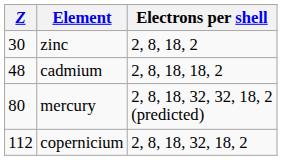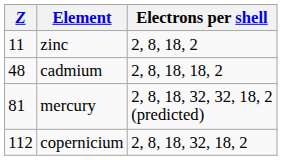(17, 44) 30 -> (16, 44) 11
(17, 106) 80 -> (17, 106) 81
